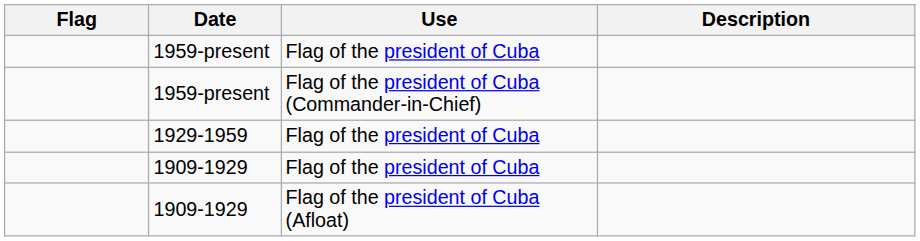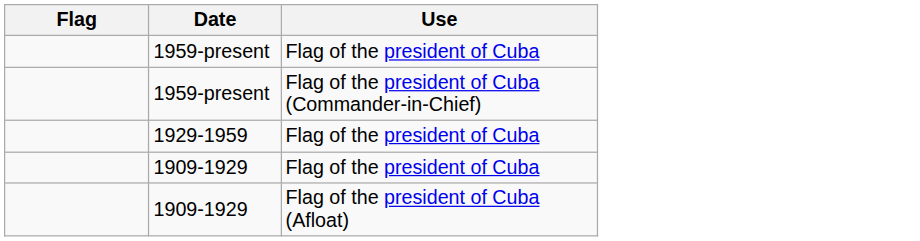- column: (756, 20)
